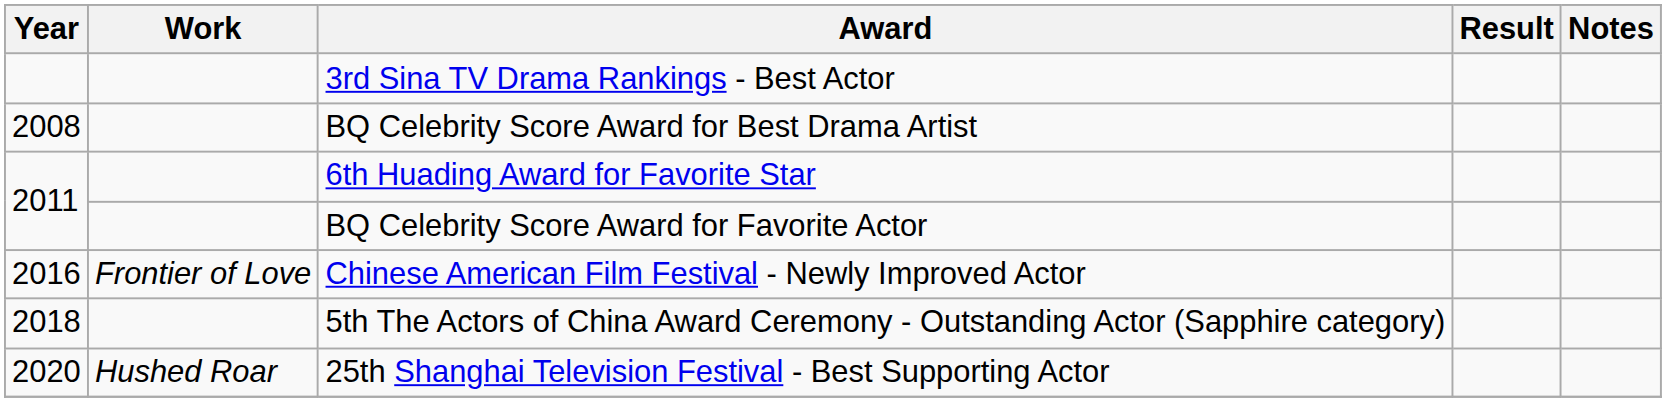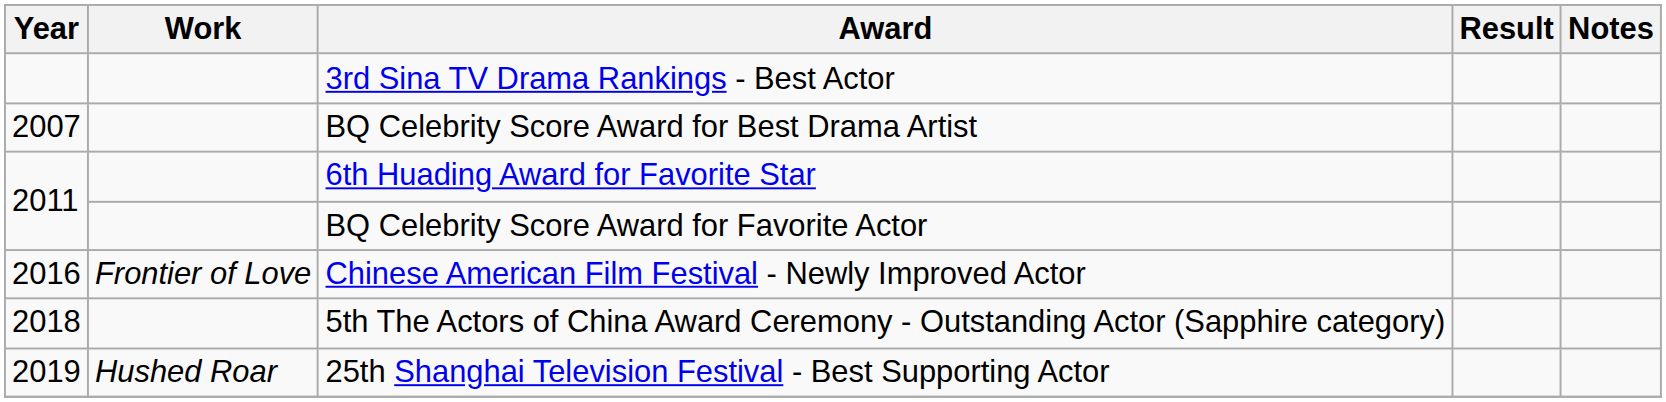(46, 126) 2008 -> (46, 126) 2007
(46, 371) 2020 -> (46, 371) 2019
